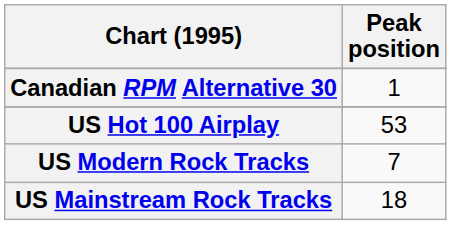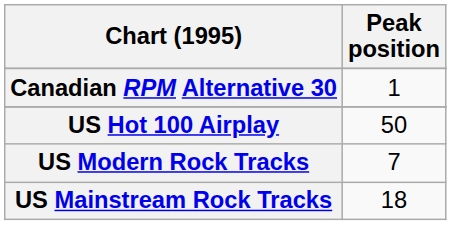(394, 125) 53 -> (394, 125) 50
